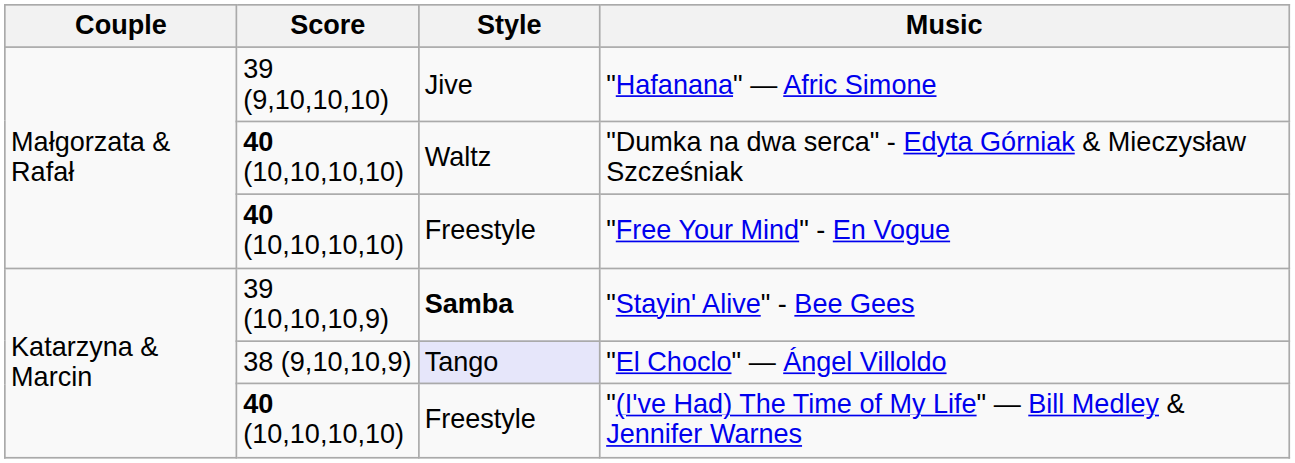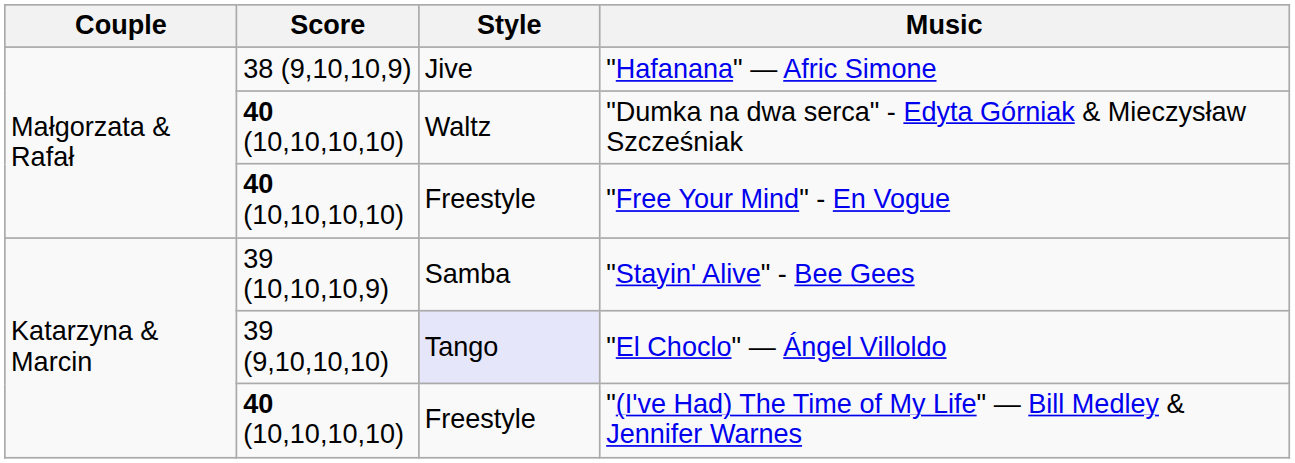(316, 84) 39 (9,10,10,10) -> (327, 68) 38 (9,10,10,9)
(469, 303) bold -> (468, 273) normal
(327, 362) 38 (9,10,10,9) -> (316, 346) 39 (9,10,10,10)
